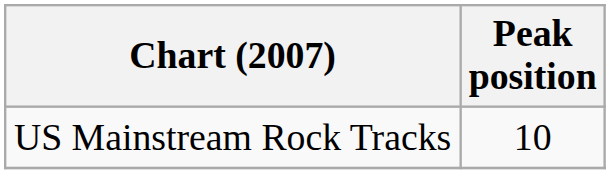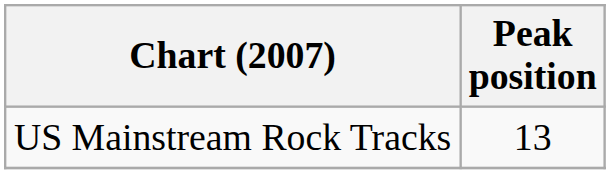(533, 136) 10 -> (533, 136) 13
